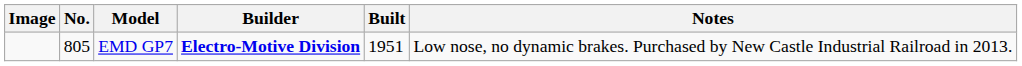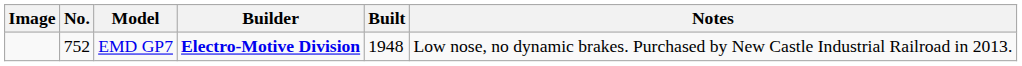(77, 46) 805 -> (77, 46) 752
(386, 46) 1951 -> (386, 46) 1948
